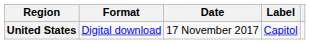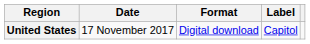columns swapped: (213, 13) <-> (121, 13)
